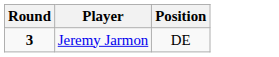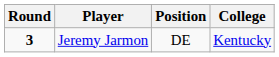+ column: (242, 16)
